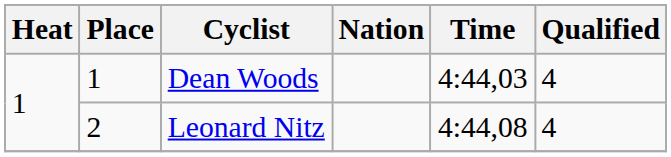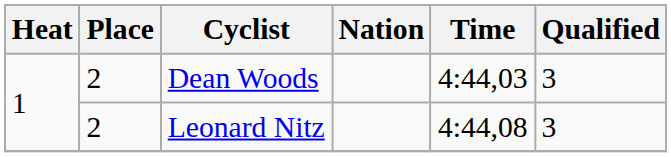(94, 77) 1 -> (94, 77) 2
(549, 77) 4 -> (549, 77) 3
(549, 126) 4 -> (549, 126) 3
